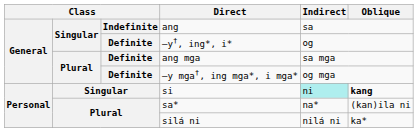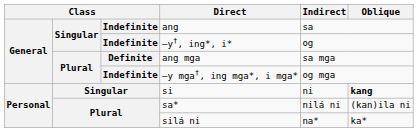(130, 43) Definite -> (130, 43) Indefinite
(130, 75) Definite -> (130, 75) Indefinite
(308, 91) paleturquoise background -> (308, 91) no background
(311, 105) na* -> (322, 105) nilá ni
(322, 120) nilá ni -> (311, 120) na*
